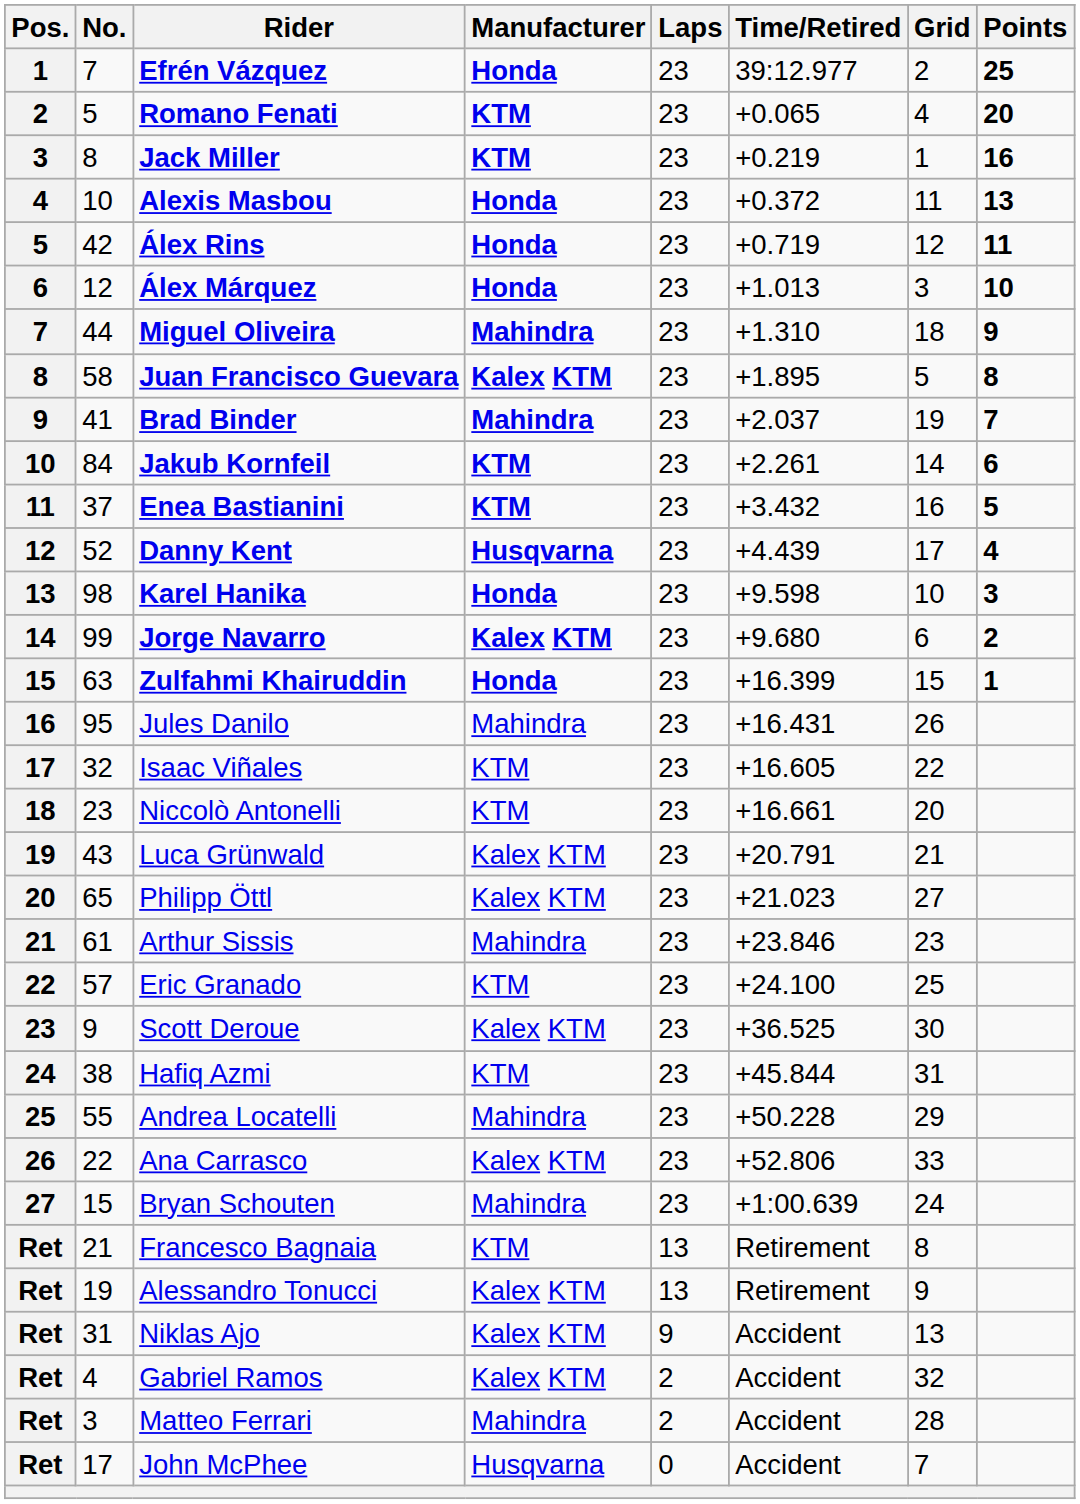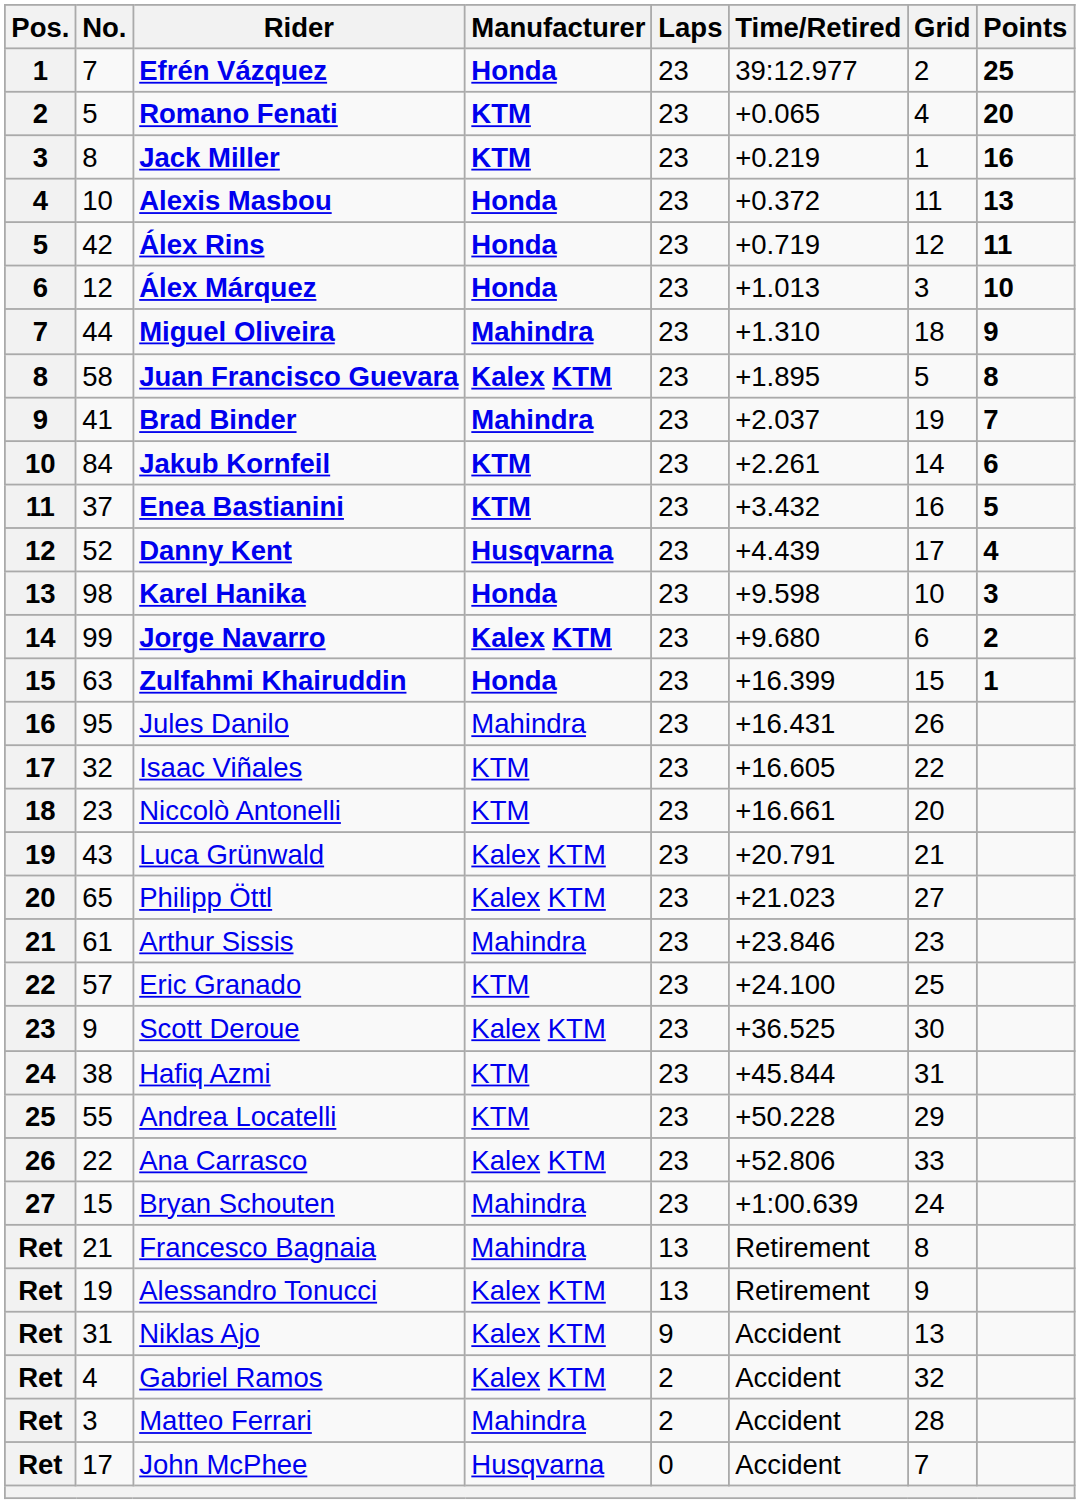(529, 1116) Mahindra -> (500, 1116) KTM
(500, 1246) KTM -> (529, 1246) Mahindra
